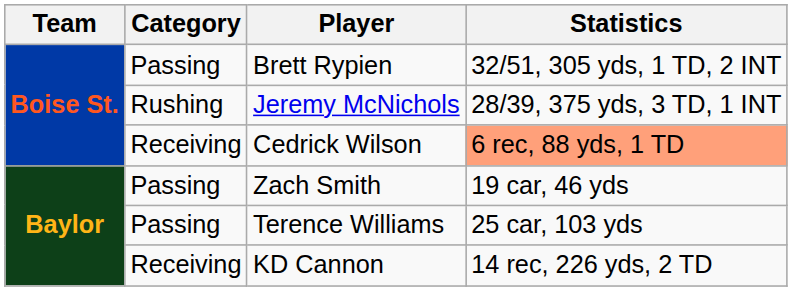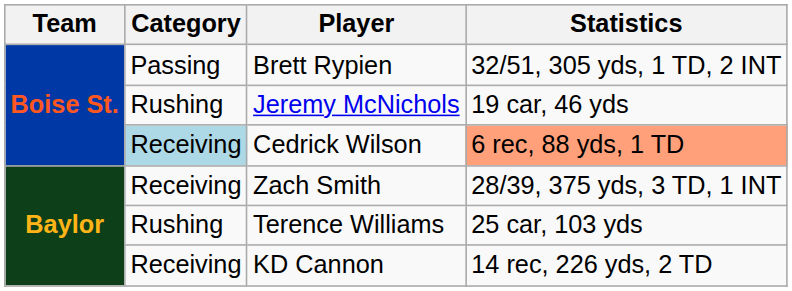(626, 104) 28/39, 375 yds, 3 TD, 1 INT -> (550, 104) 19 car, 46 yds
(186, 144) no background -> (186, 144) lightblue background
(175, 184) Passing -> (186, 184) Receiving
(550, 184) 19 car, 46 yds -> (626, 184) 28/39, 375 yds, 3 TD, 1 INT
(175, 225) Passing -> (177, 225) Rushing
